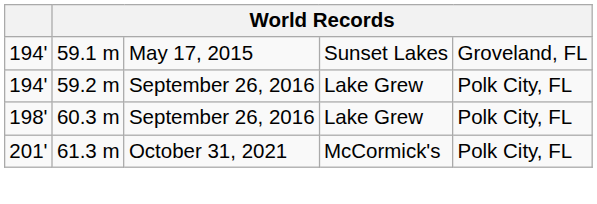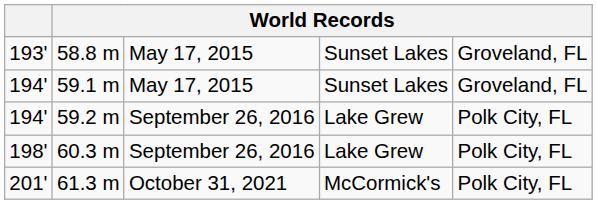+ row: (88, 53)
